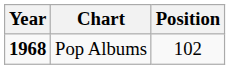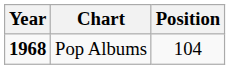(188, 49) 102 -> (188, 49) 104
